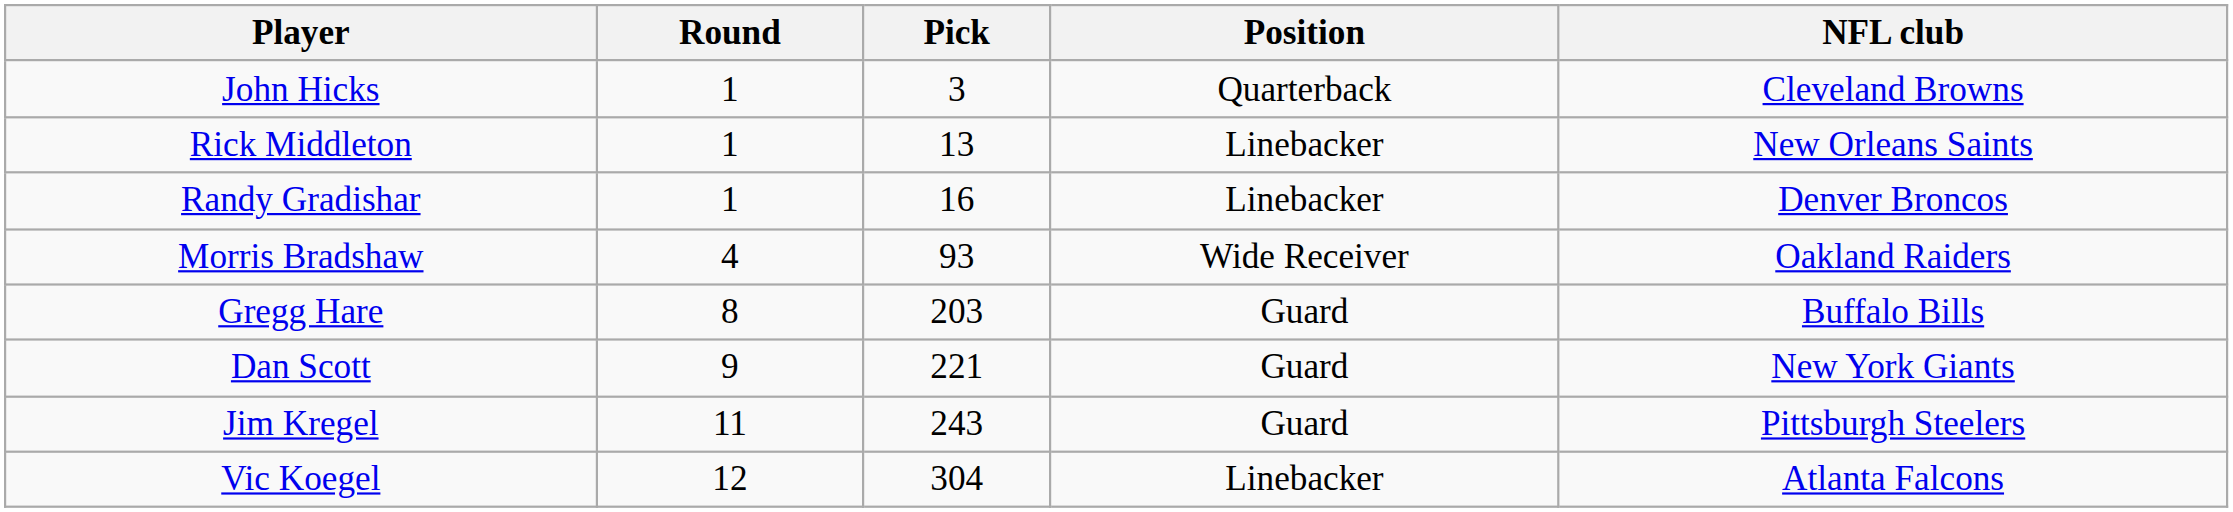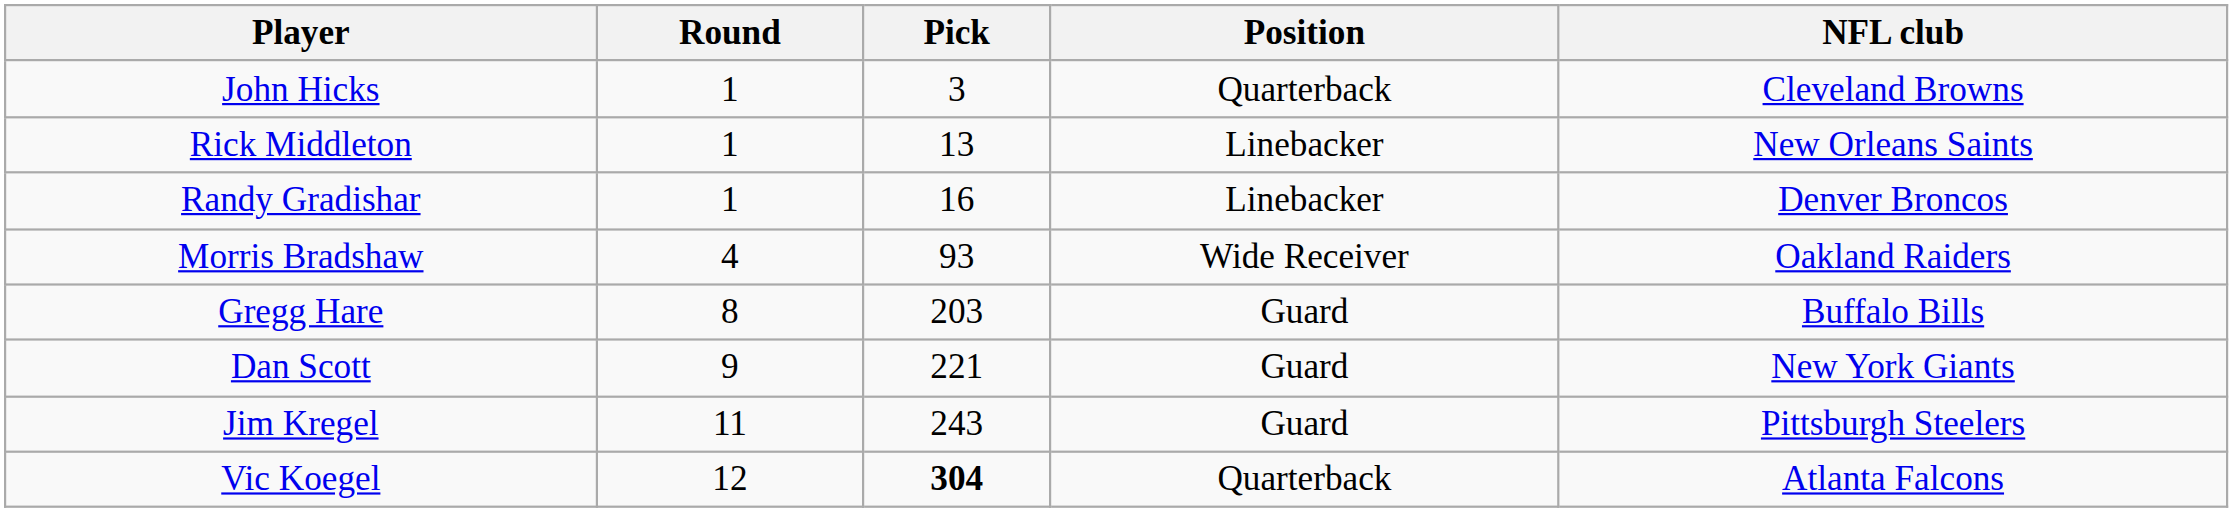(957, 479) normal -> (957, 479) bold
(1304, 479) Linebacker -> (1304, 479) Quarterback
